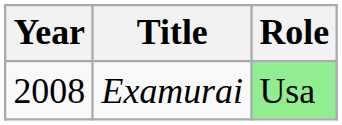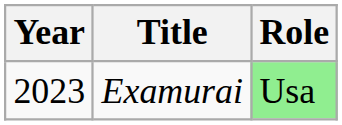(49, 89) 2008 -> (49, 89) 2023
